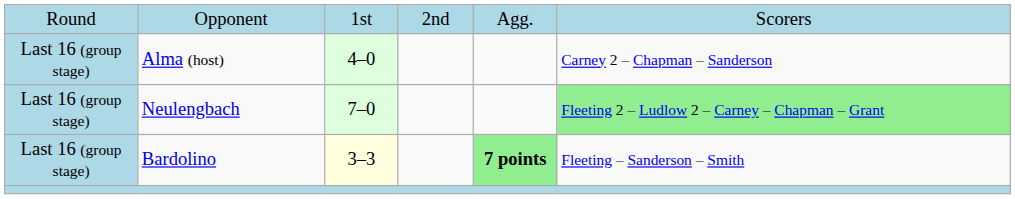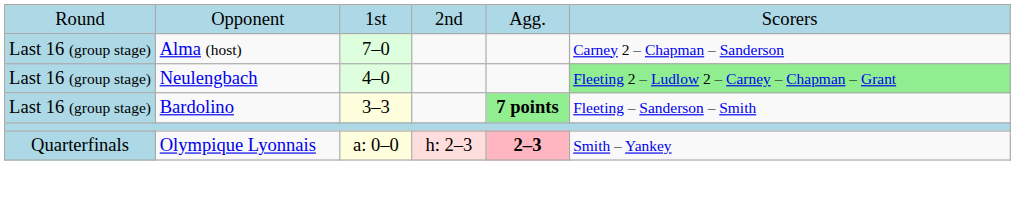(361, 59) 4–0 -> (376, 48) 7–0
(361, 109) 7–0 -> (376, 78) 4–0
+ row: (238, 145)
